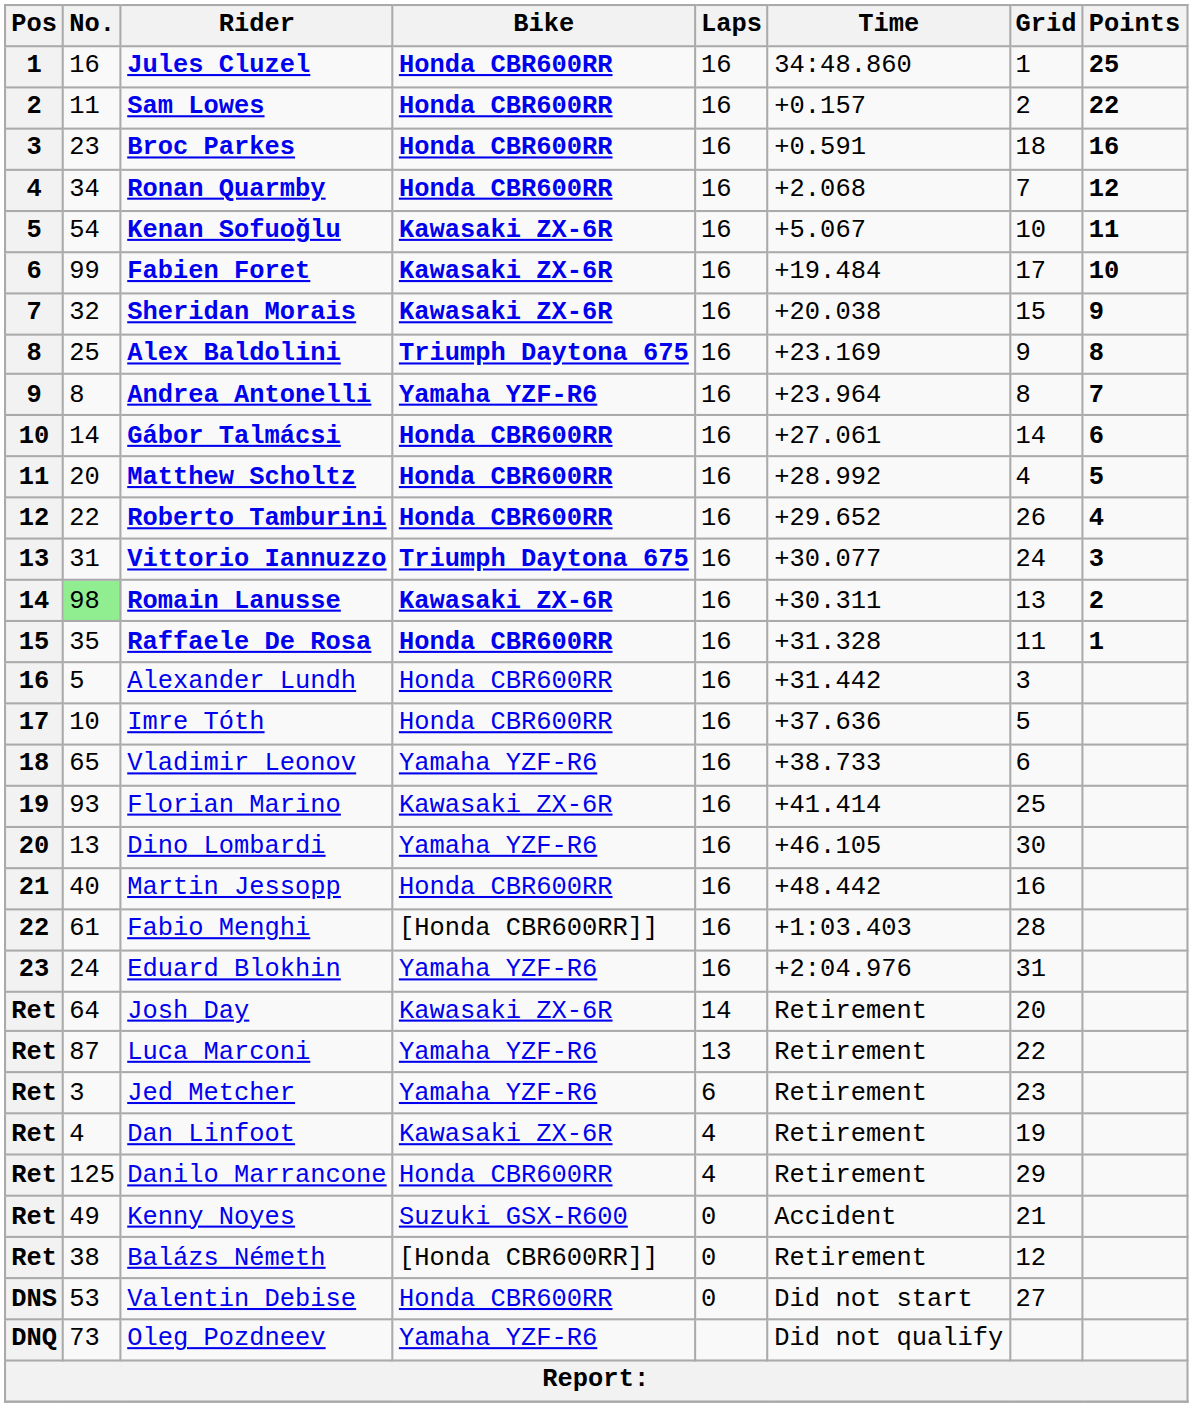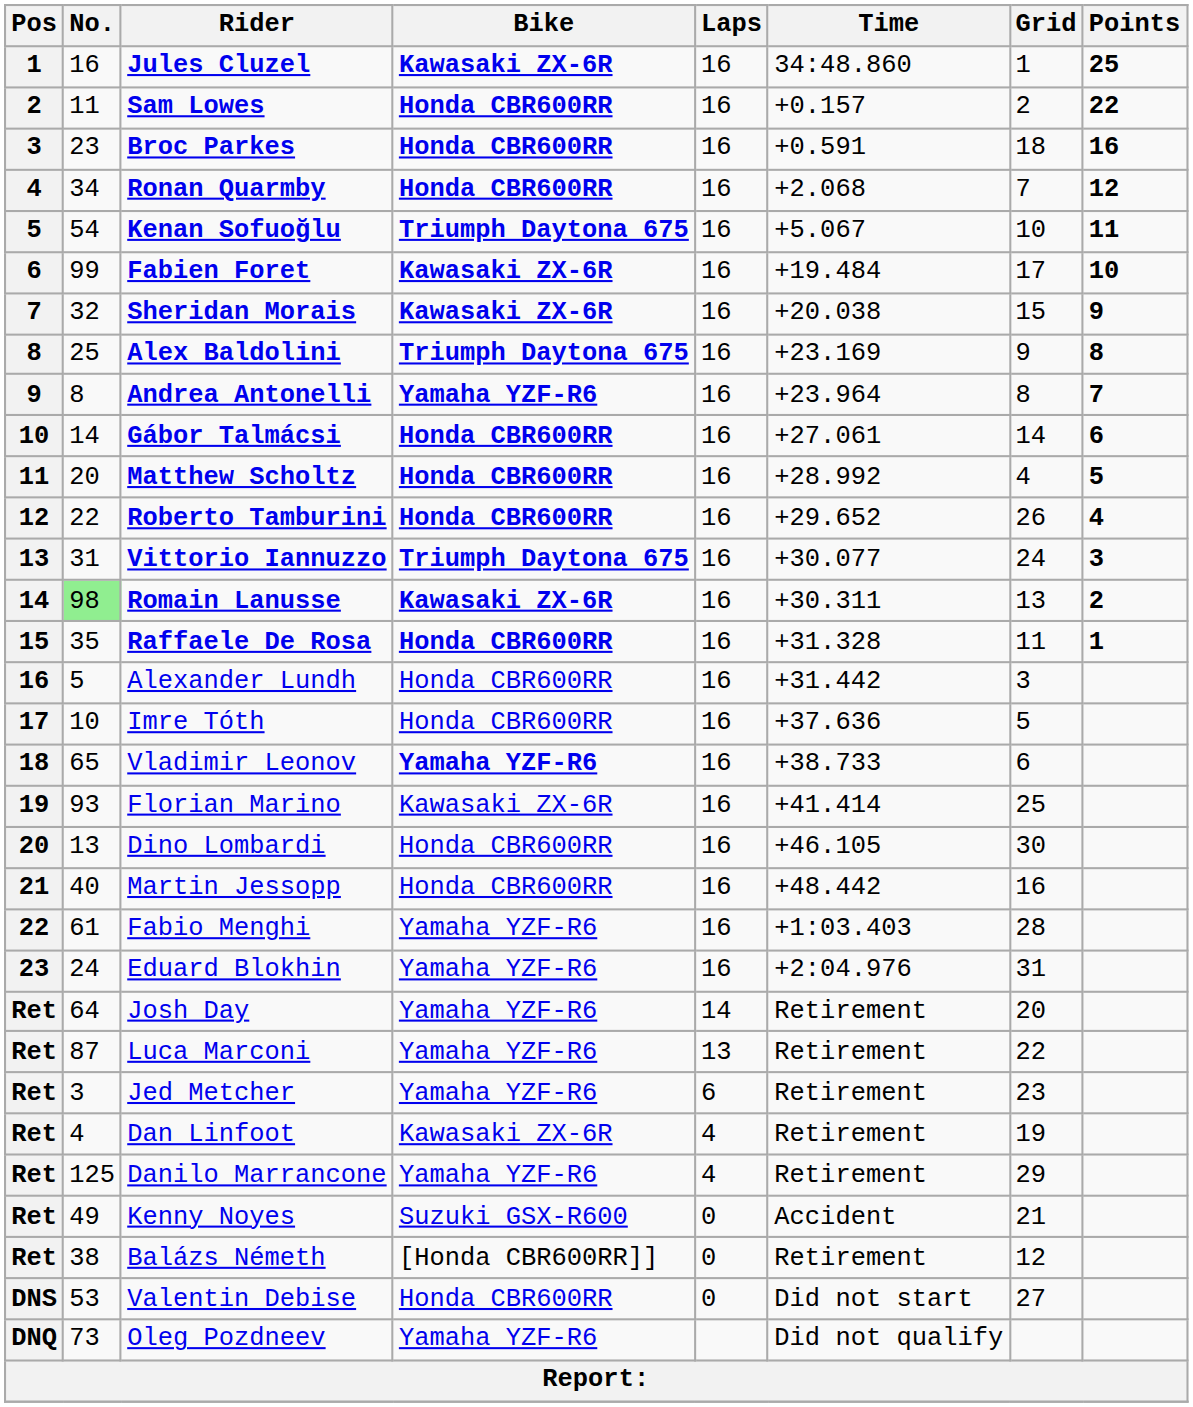(506, 67) Honda CBR600RR -> (506, 67) Kawasaki ZX-6R
(506, 231) Kawasaki ZX-6R -> (544, 231) Triumph Daytona 675
(498, 765) normal -> (498, 765) bold
(498, 847) Yamaha YZF-R6 -> (506, 847) Honda CBR600RR
(529, 929) [Honda CBR600RR]] -> (498, 929) Yamaha YZF-R6
(506, 1012) Kawasaki ZX-6R -> (498, 1012) Yamaha YZF-R6
(506, 1176) Honda CBR600RR -> (498, 1176) Yamaha YZF-R6
